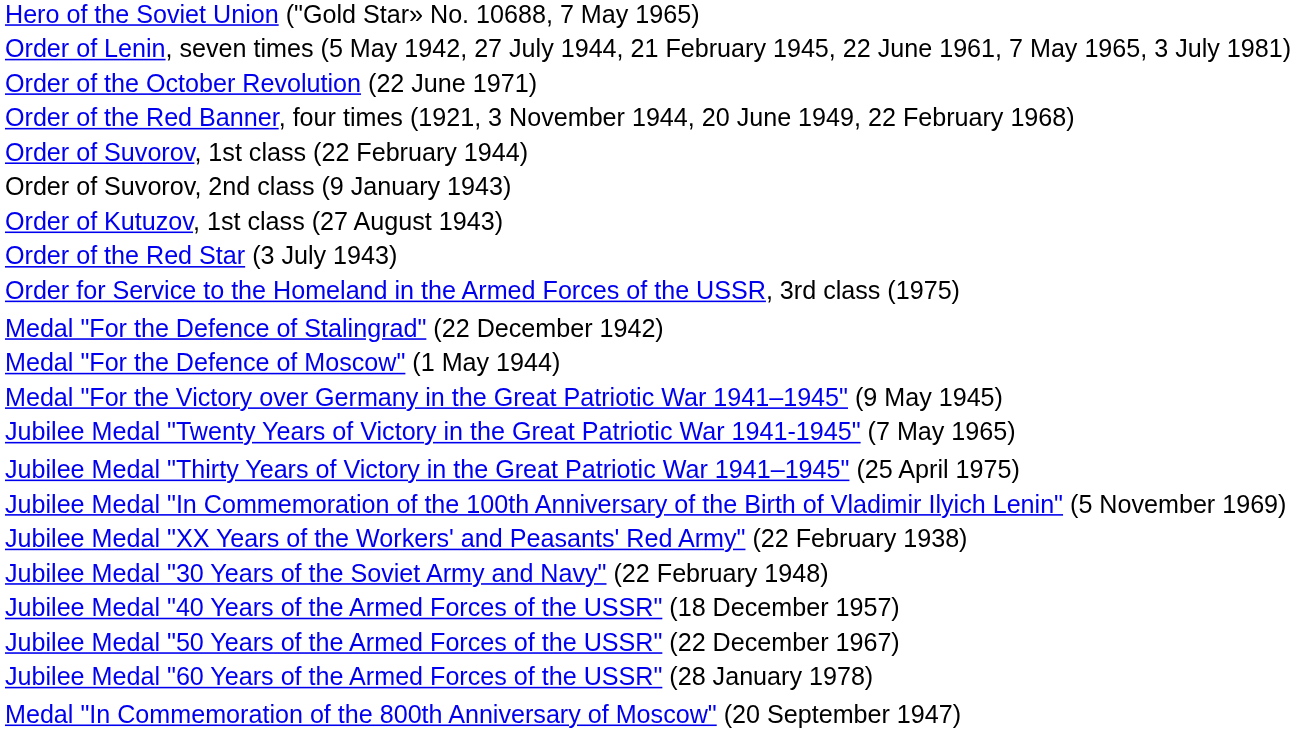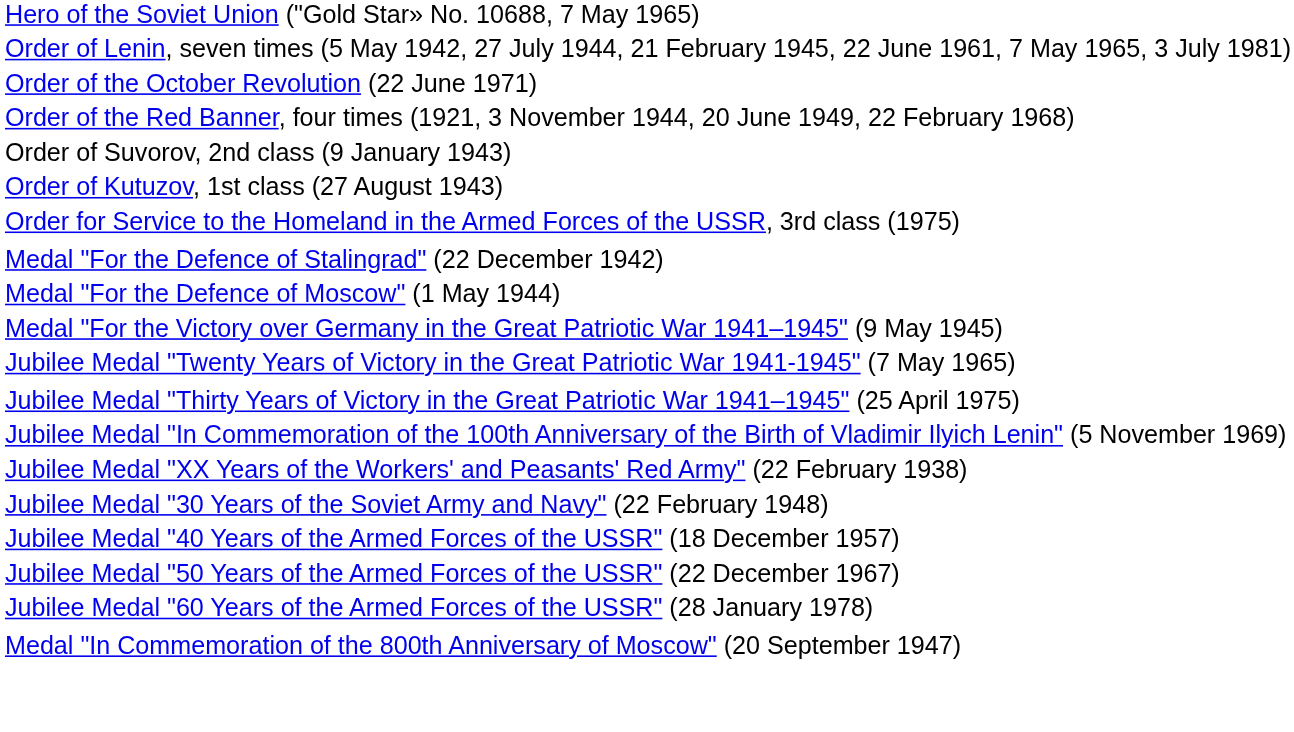- row: (267, 152)
- row: (201, 256)
